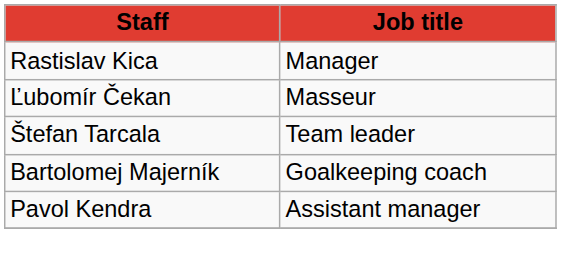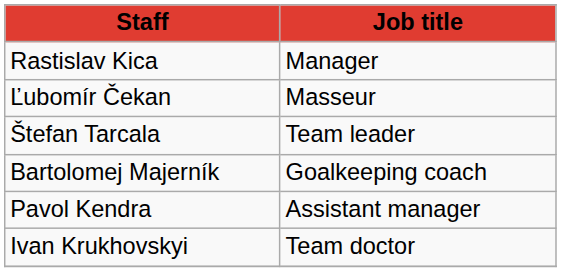+ row: (99, 246)
